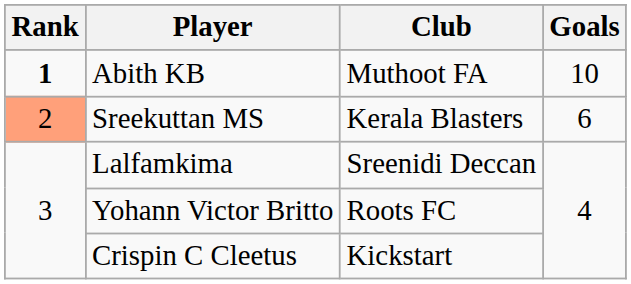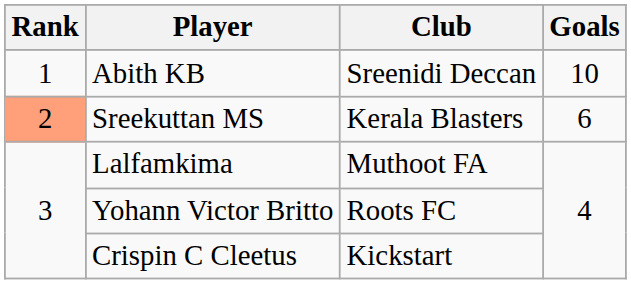(45, 73) bold -> (45, 73) normal
(417, 73) Muthoot FA -> (441, 73) Sreenidi Deccan
(441, 164) Sreenidi Deccan -> (417, 164) Muthoot FA
